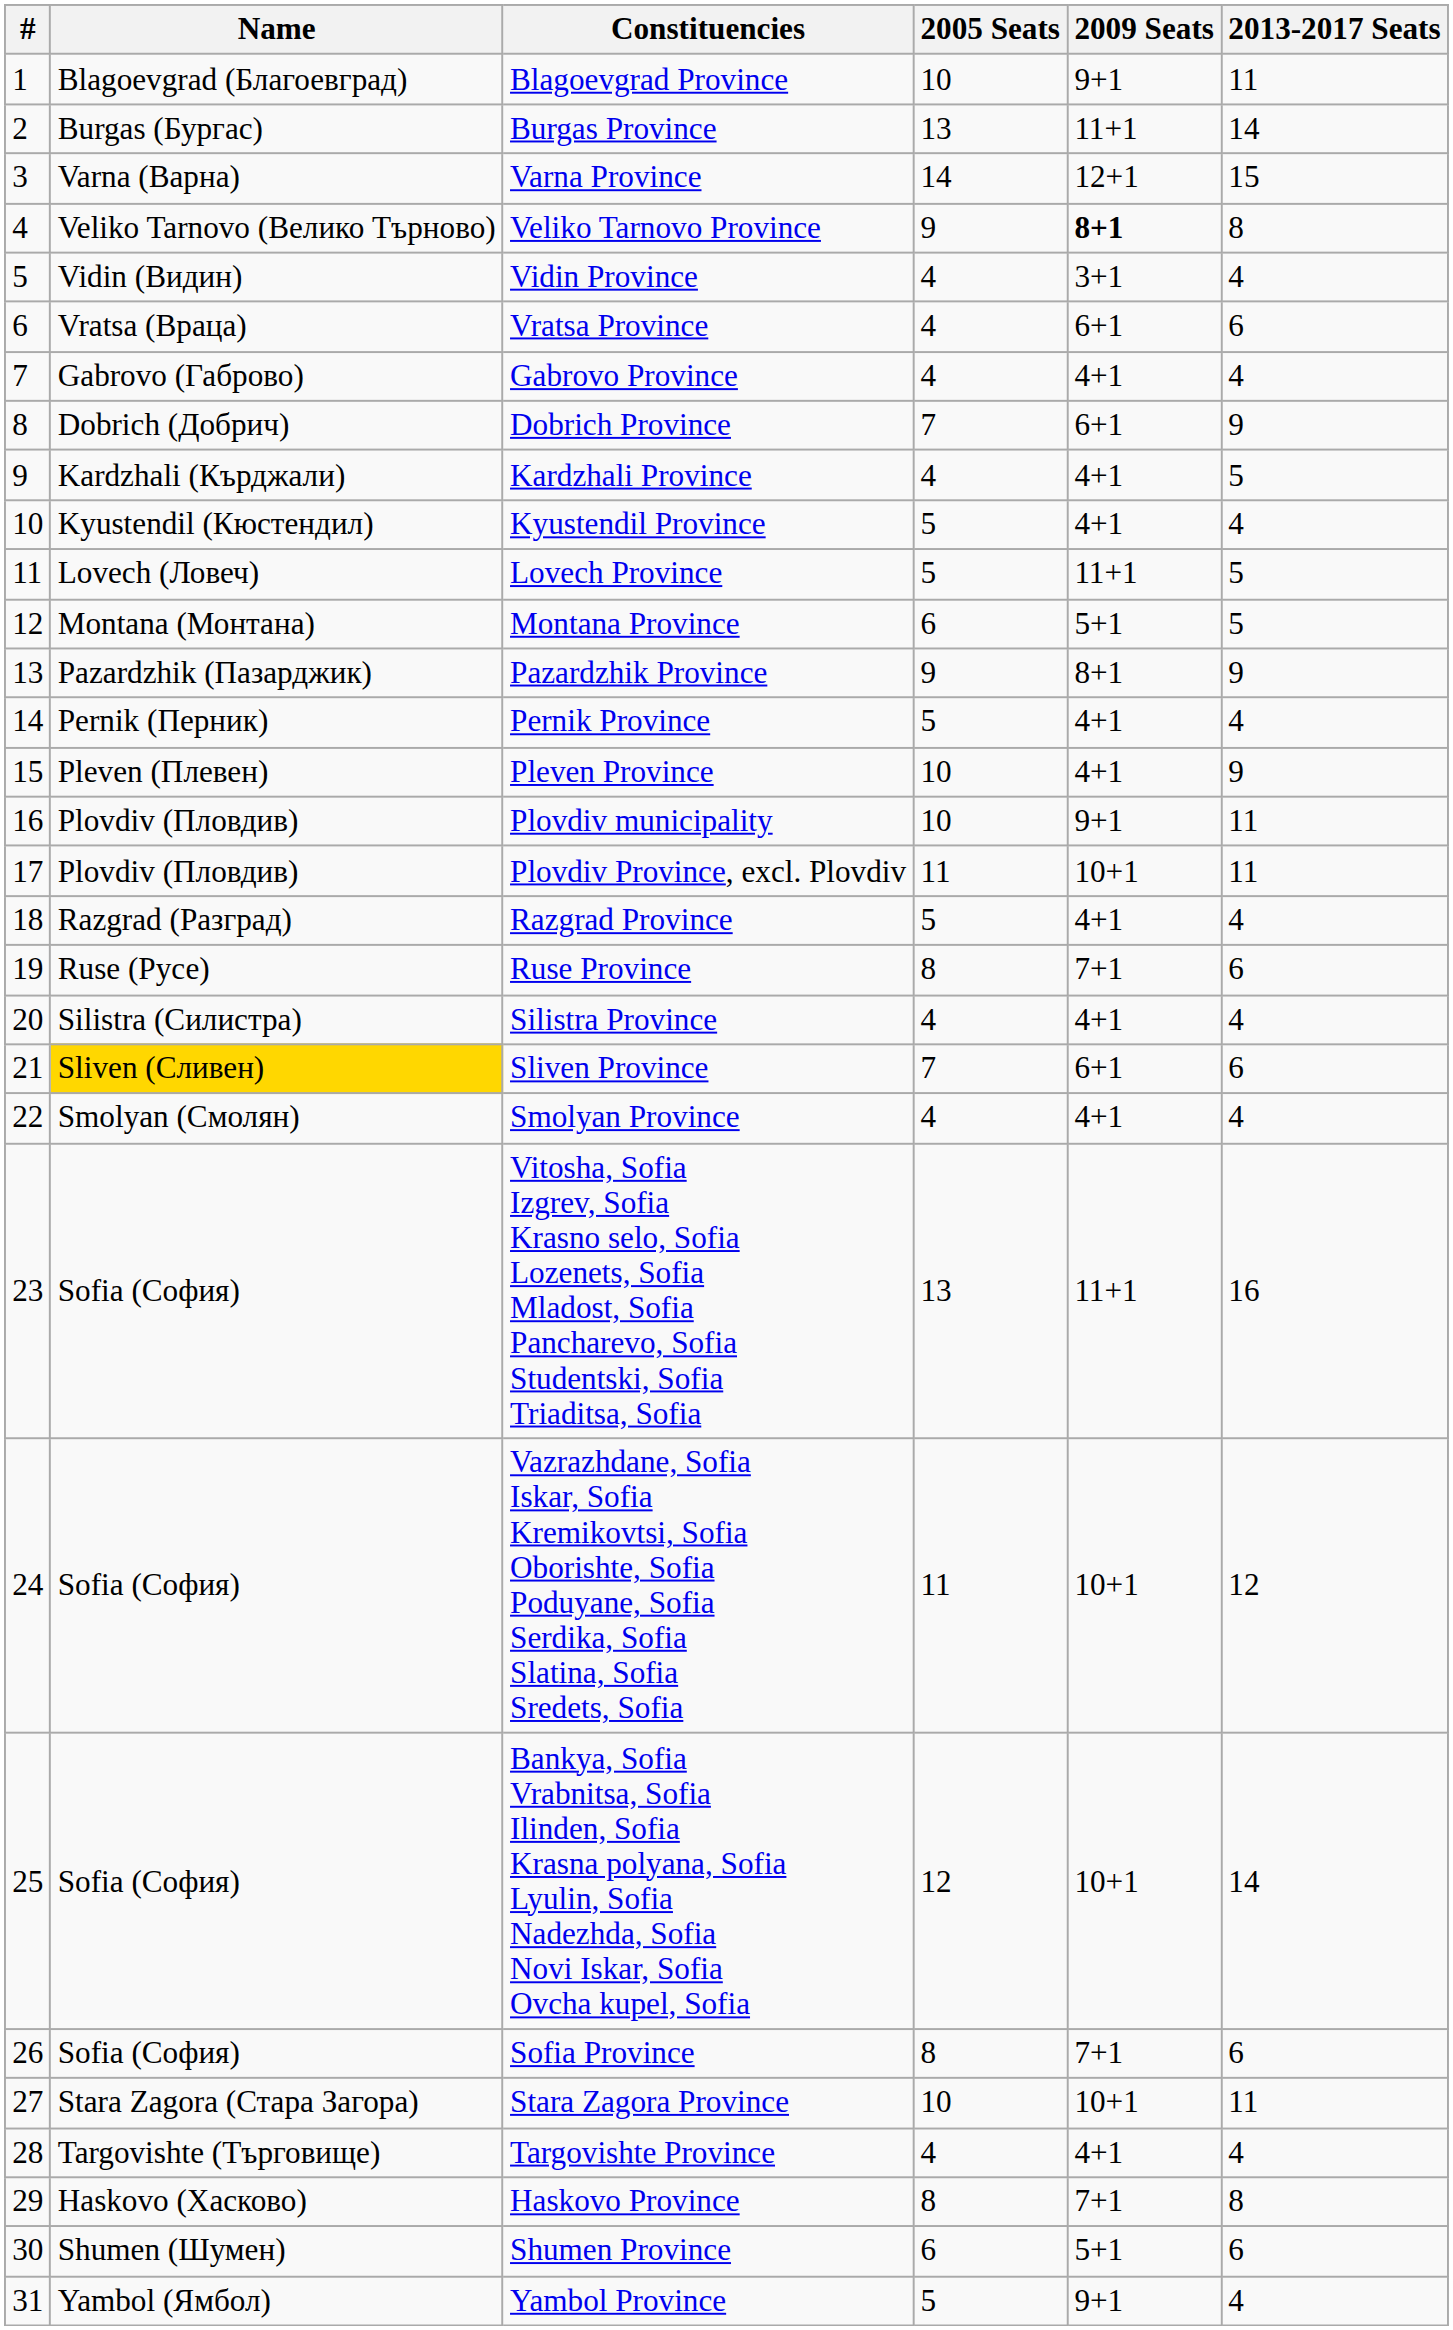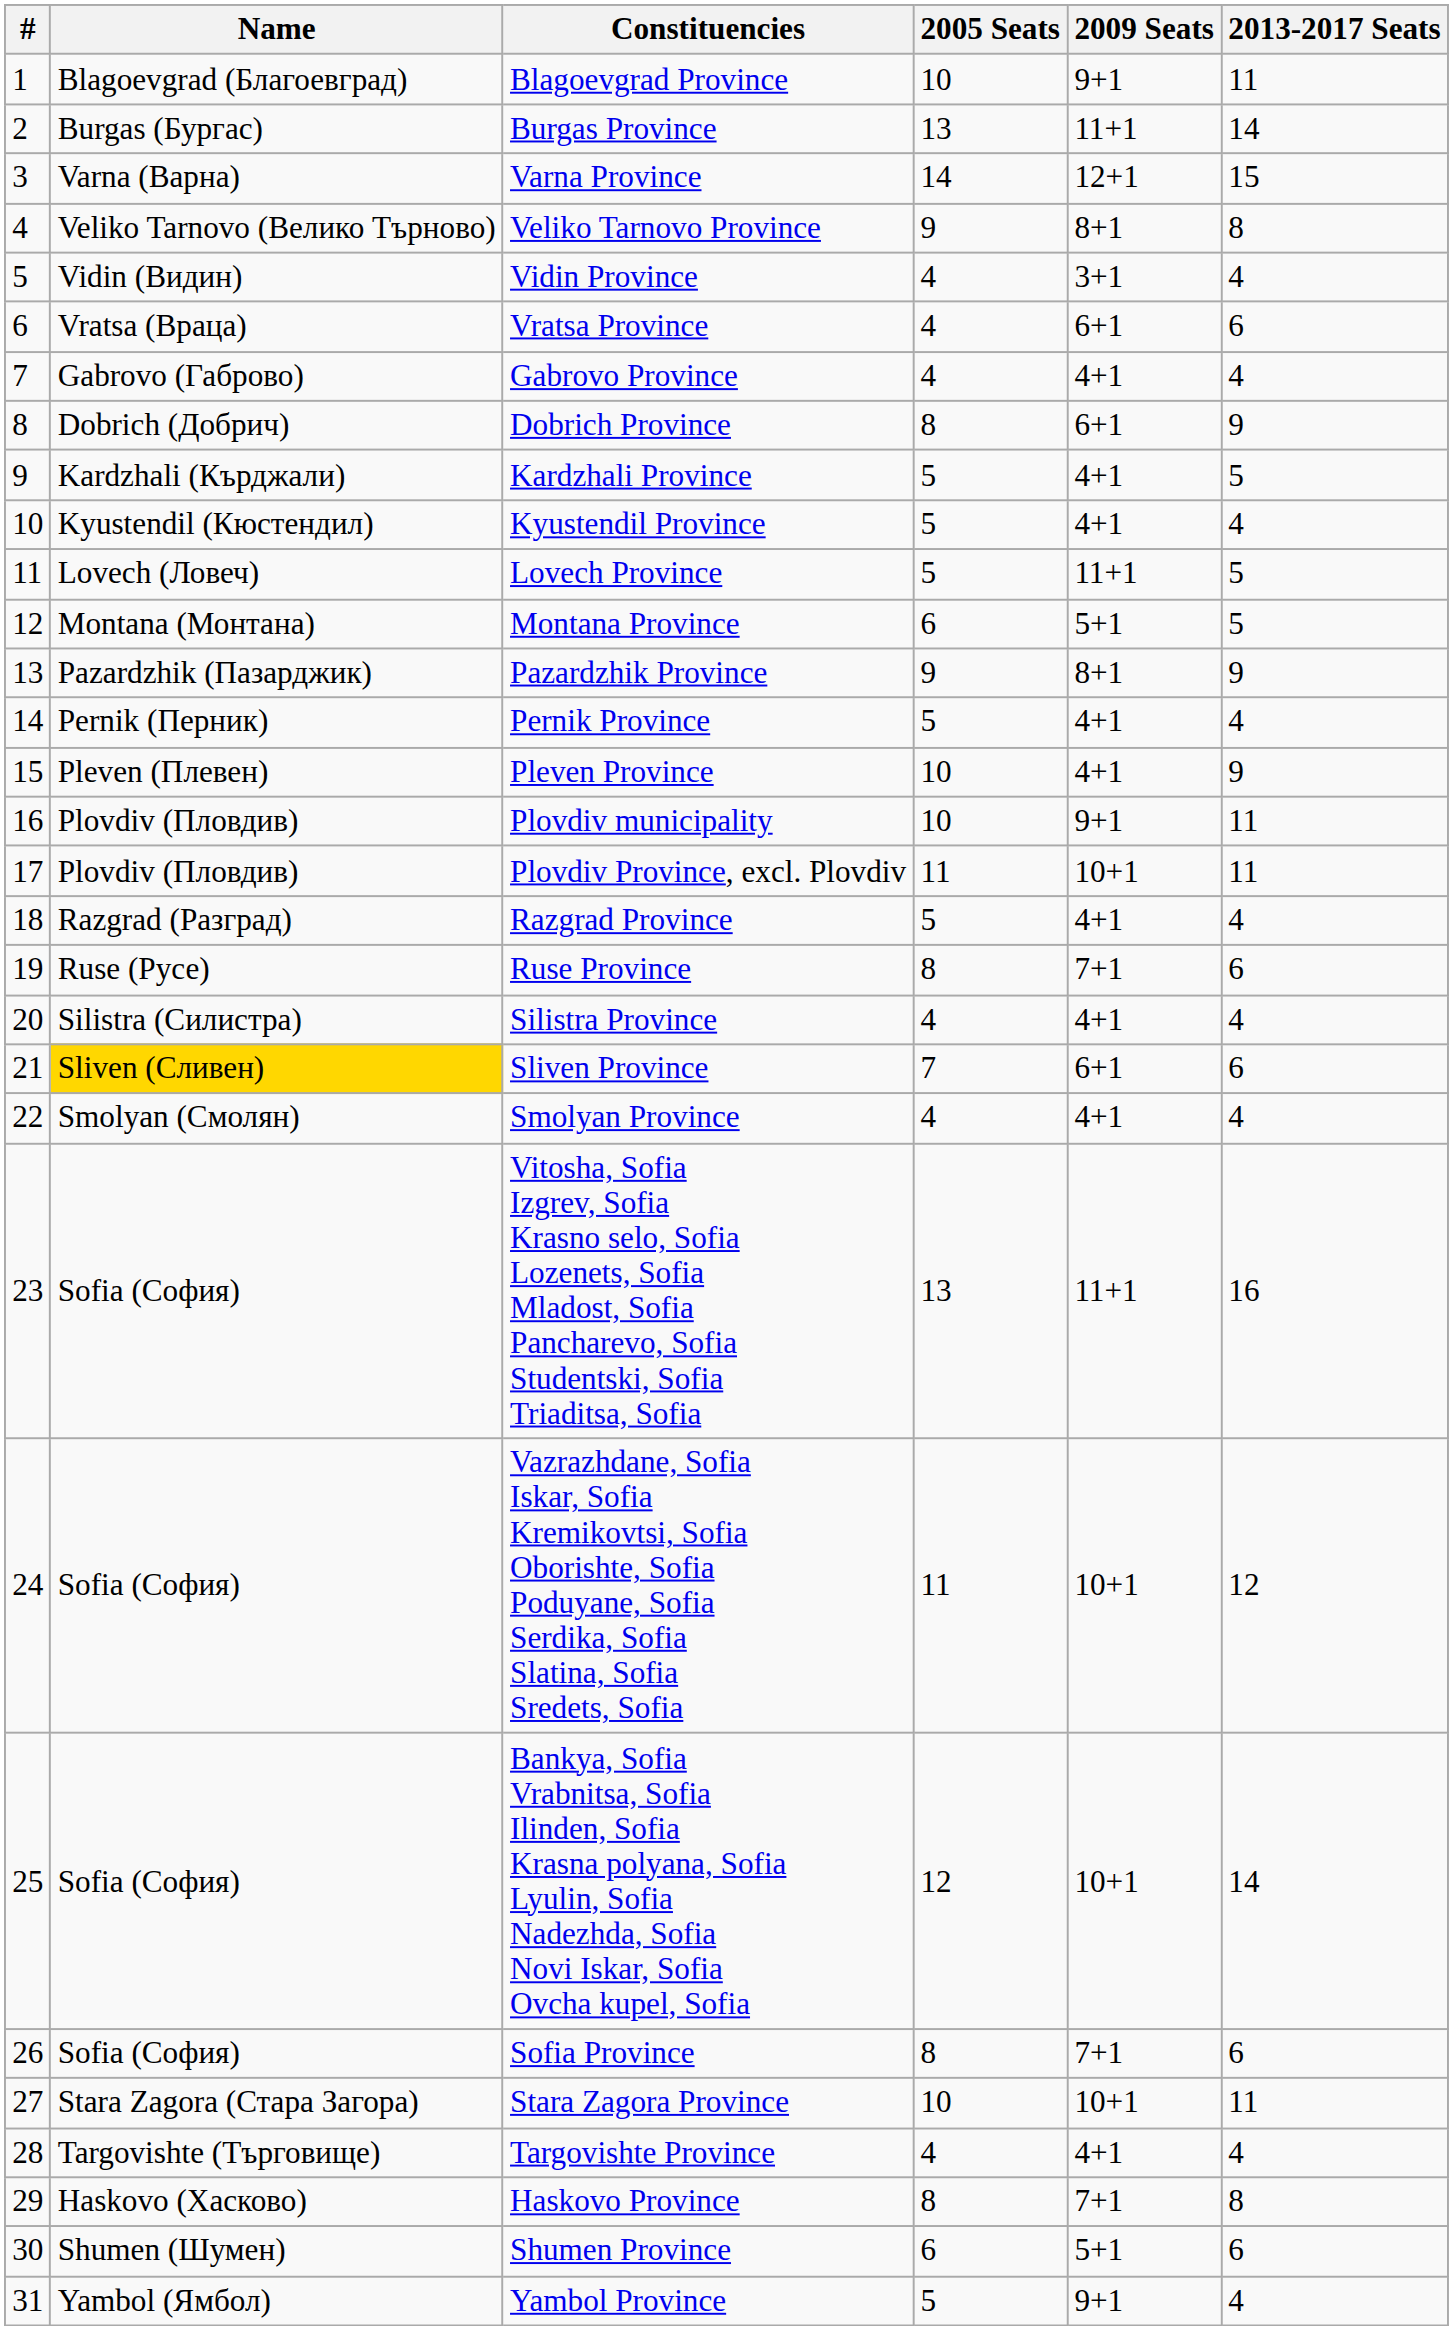(1099, 227) bold -> (1099, 227) normal
(928, 425) 7 -> (928, 425) 8
(928, 474) 4 -> (928, 474) 5
